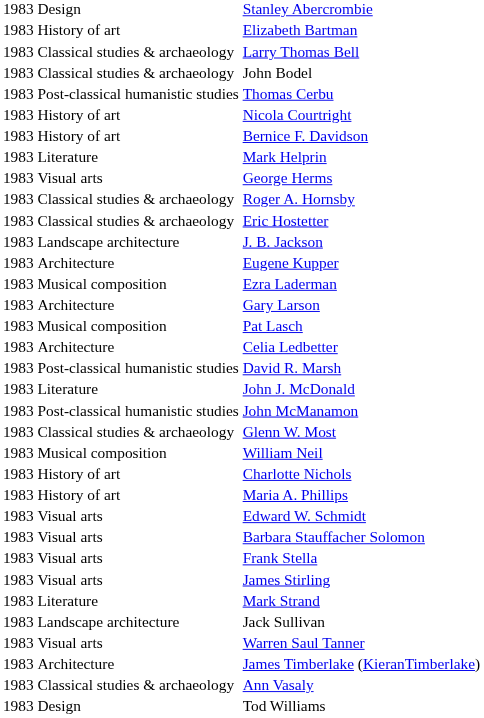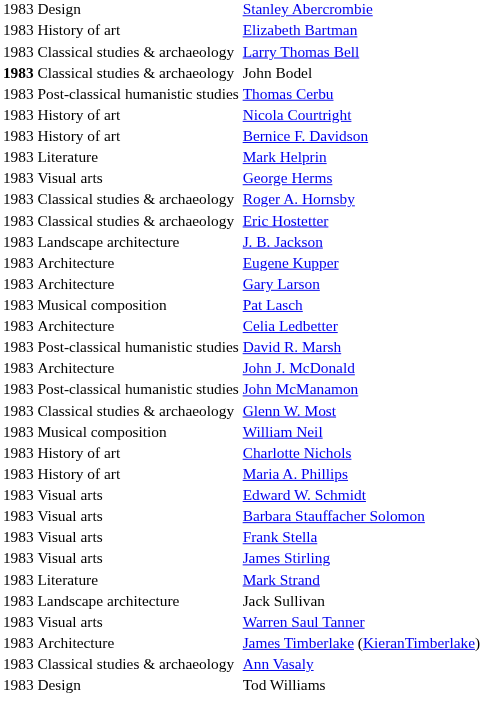(18, 72) normal -> (18, 72) bold
- row: (290, 284)
(68, 389) Literature -> (76, 368) Architecture
